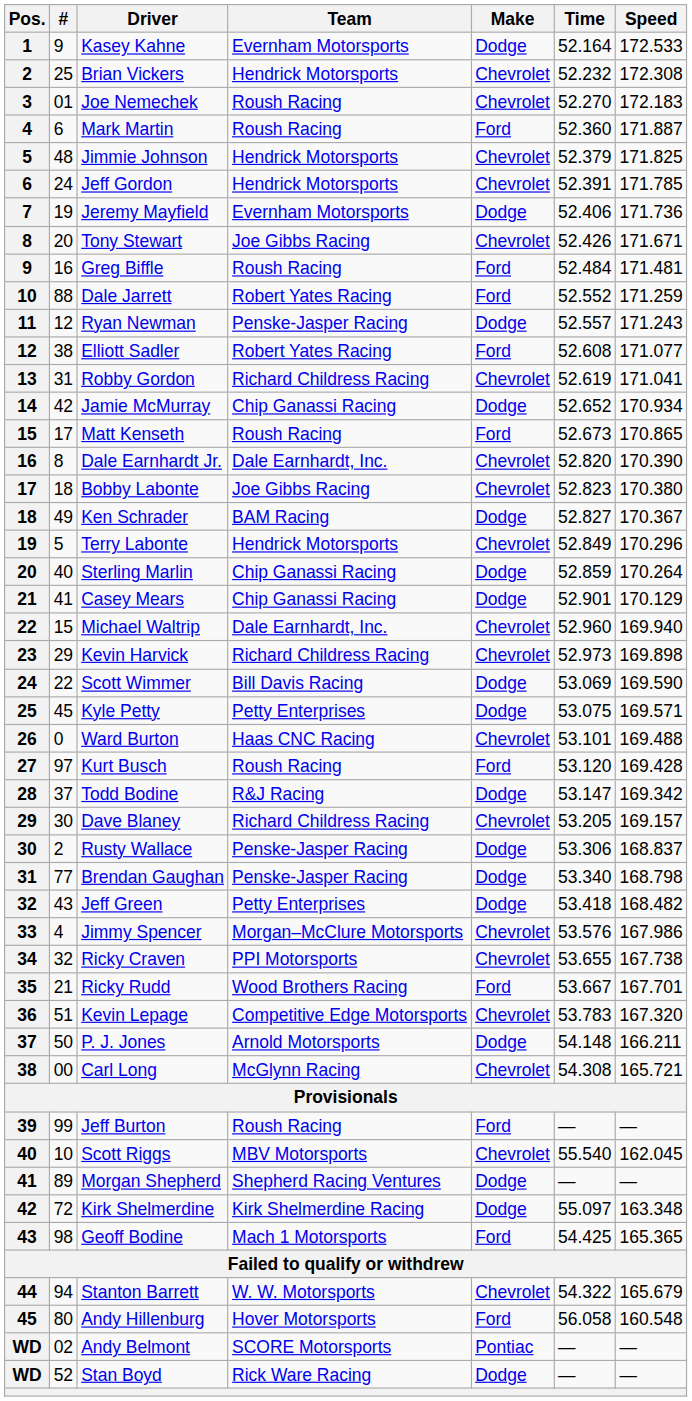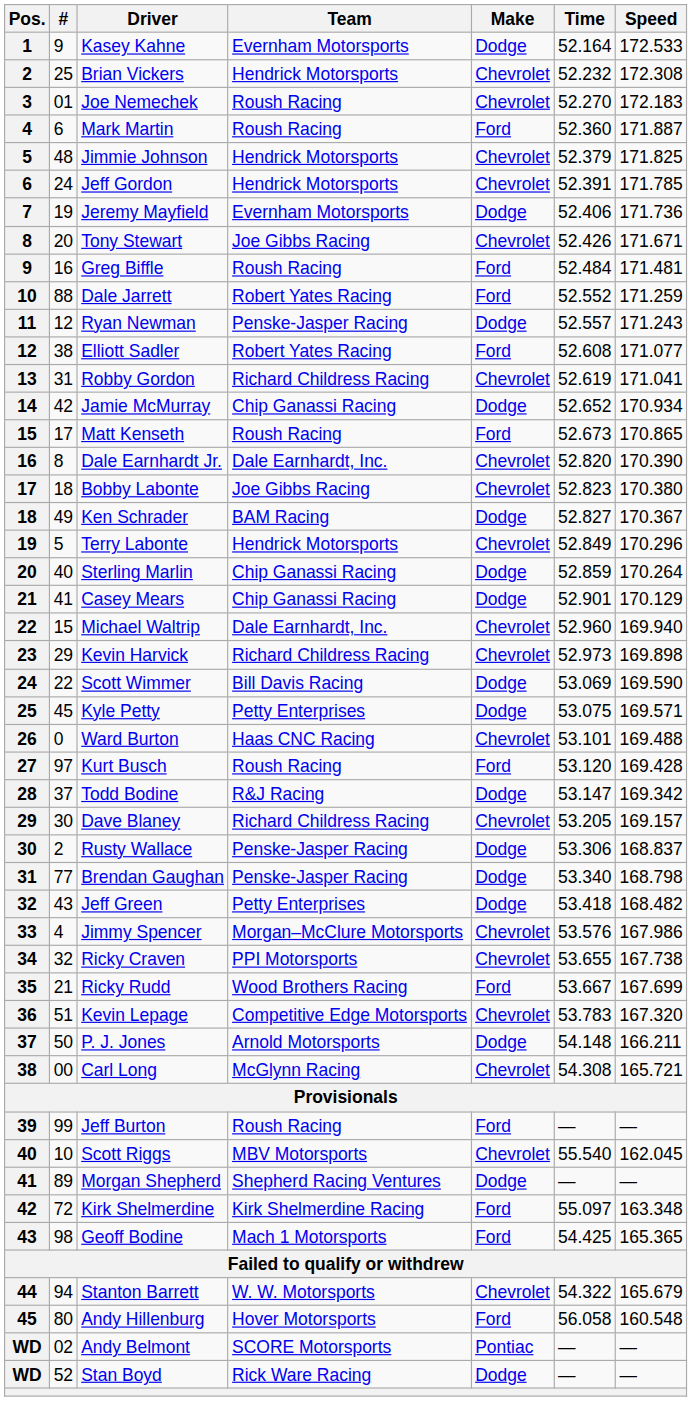(651, 987) 167.701 -> (651, 987) 167.699
(501, 1208) Dodge -> (493, 1208) Ford
